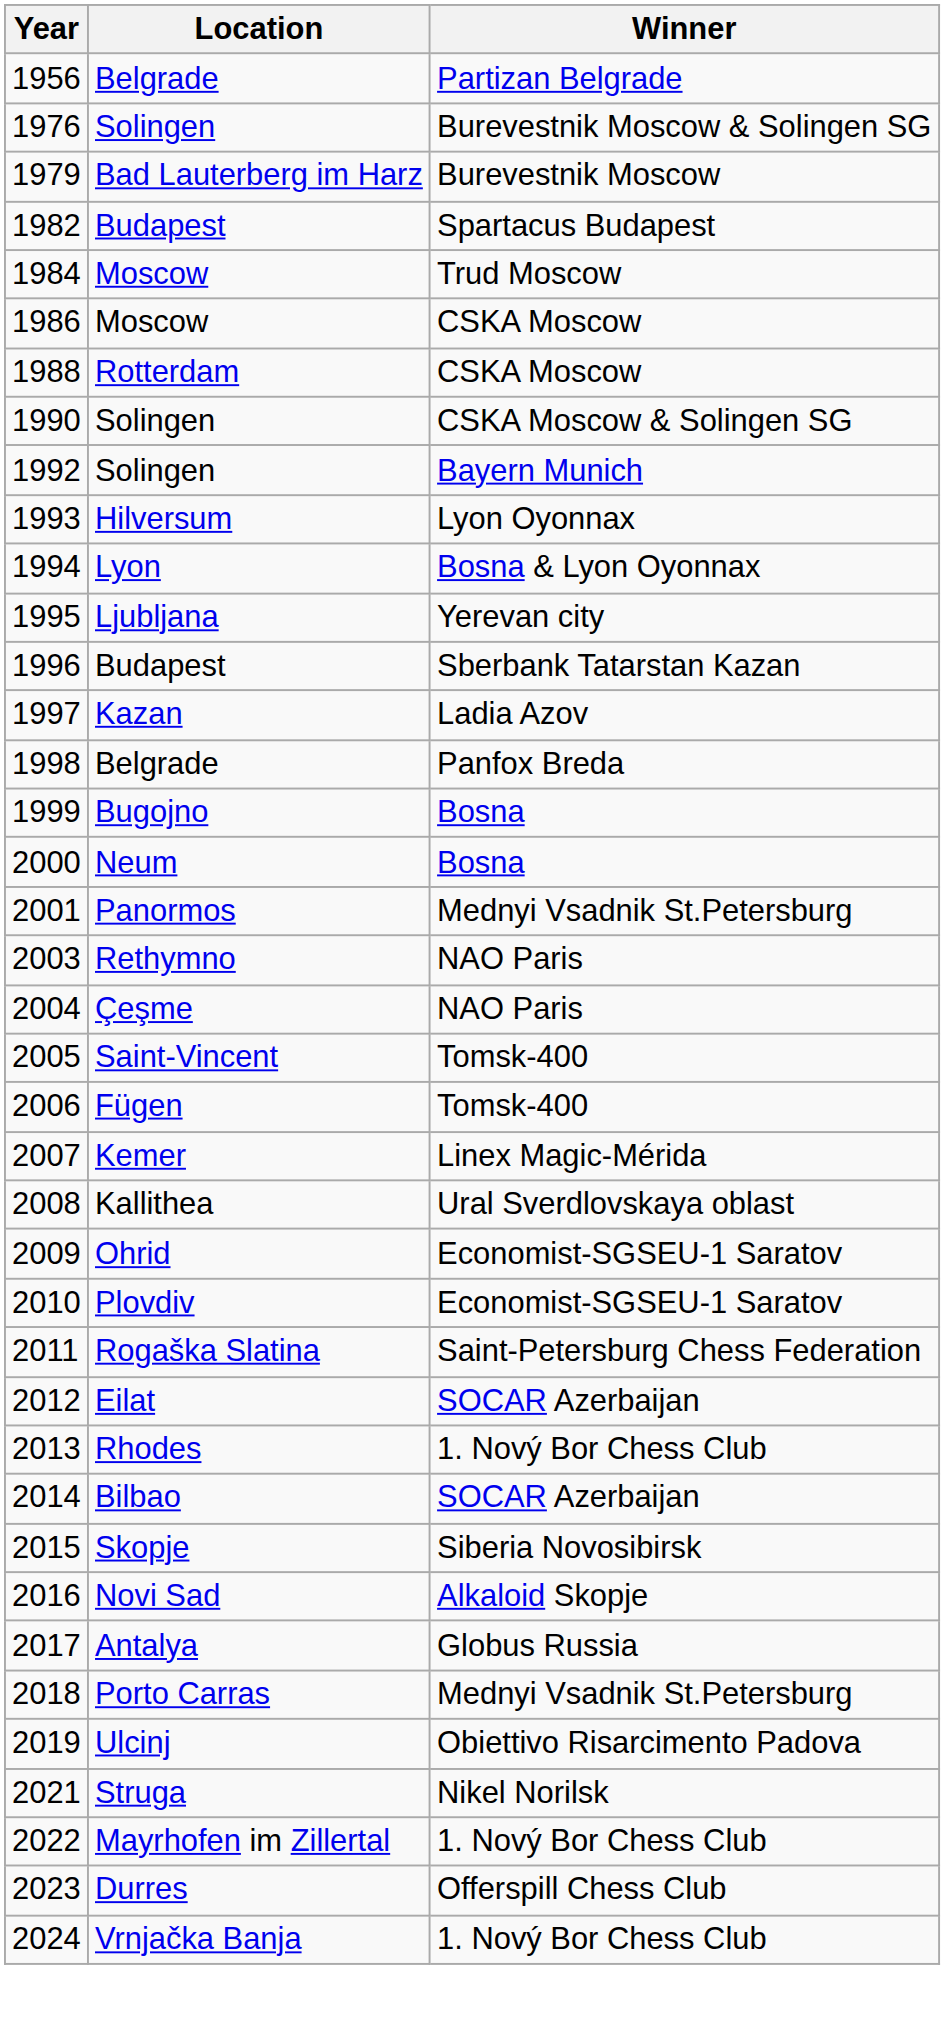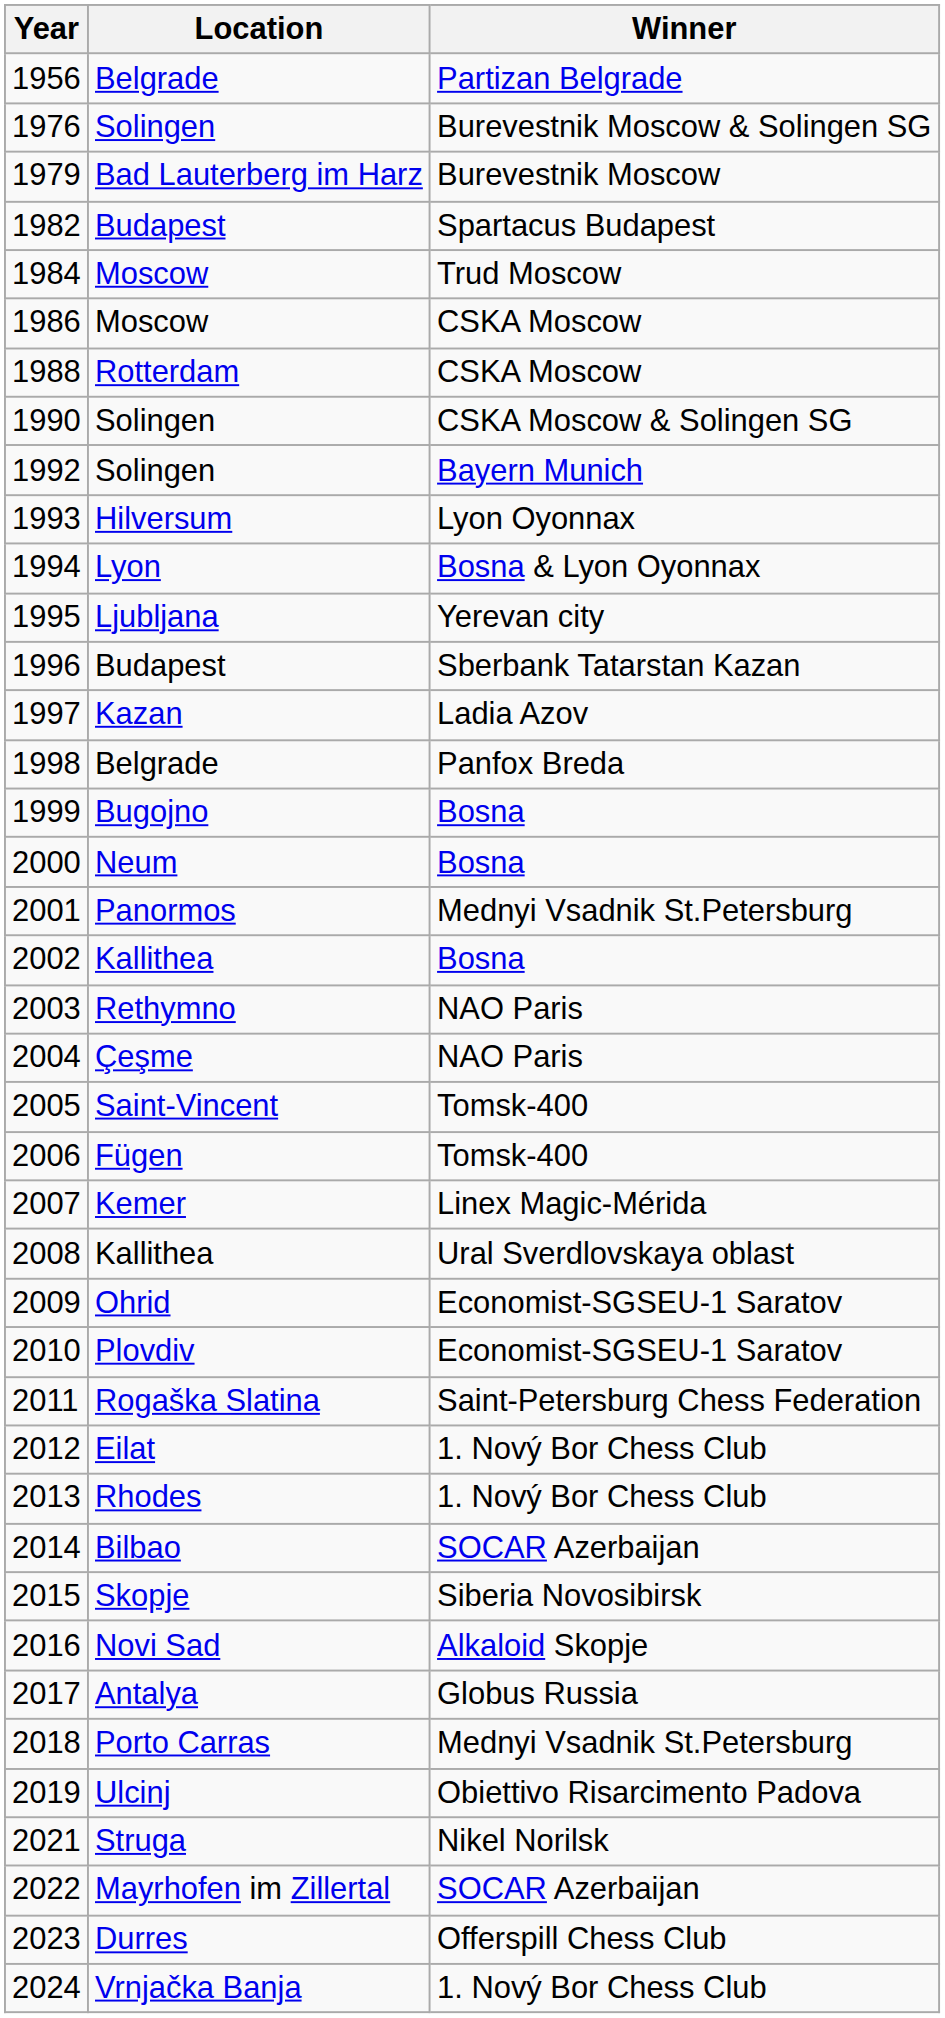+ row: (46, 959)
(568, 1400) SOCAR Azerbaijan -> (602, 1449) 1. Nový Bor Chess Club
(602, 1841) 1. Nový Bor Chess Club -> (568, 1889) SOCAR Azerbaijan
